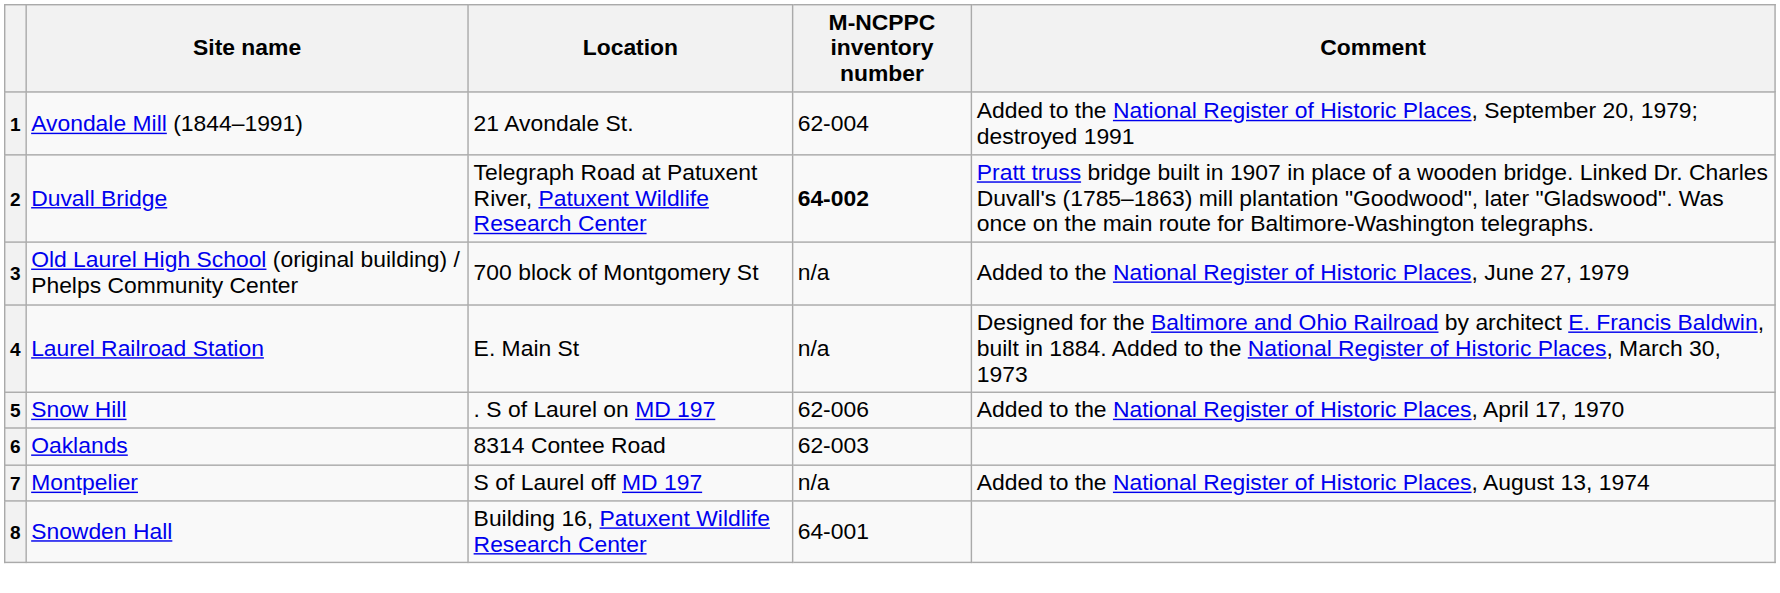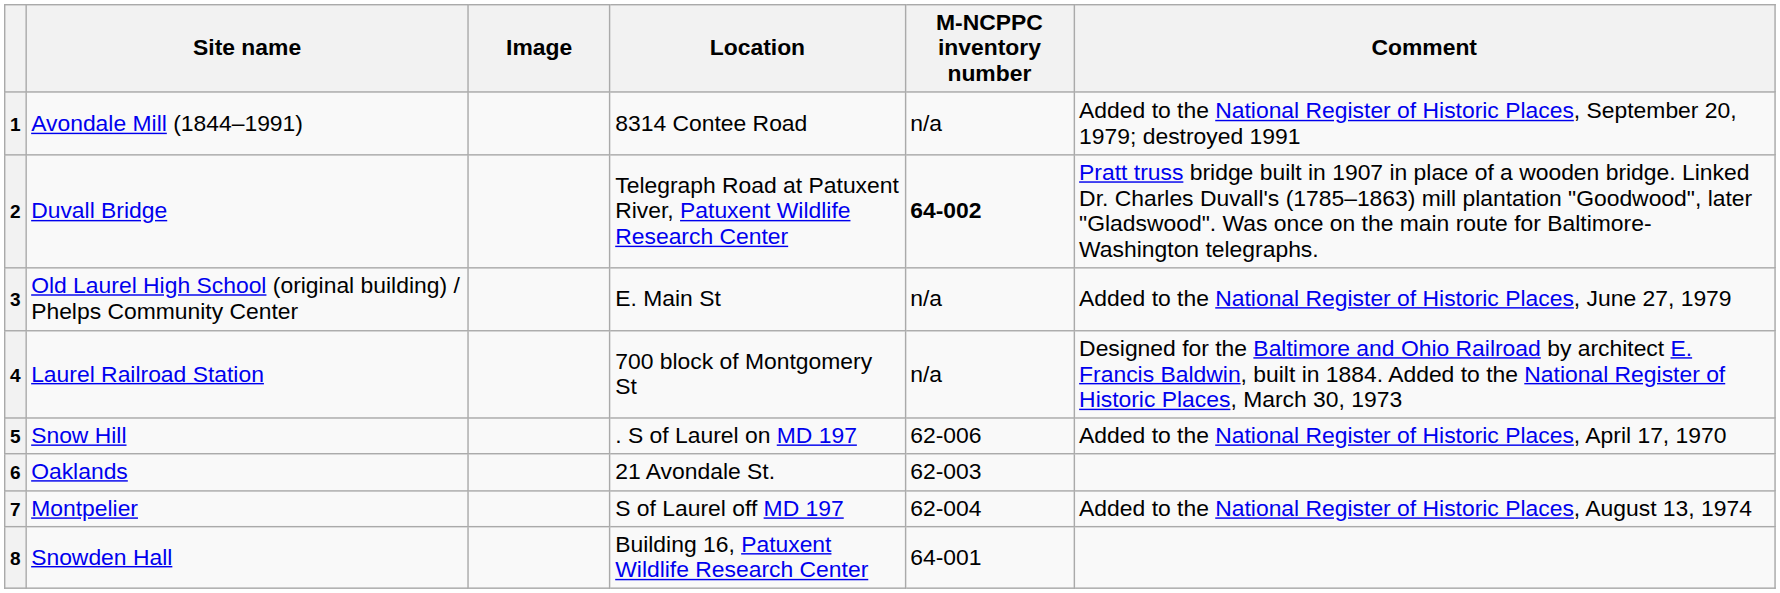+ column: (539, 48)
(554, 123) 21 Avondale St. -> (711, 123) 8314 Contee Road
(833, 123) 62-004 -> (926, 123) n/a
(616, 273) 700 block of Montgomery St -> (668, 298) E. Main St
(526, 347) E. Main St -> (744, 373) 700 block of Montgomery St
(570, 446) 8314 Contee Road -> (695, 472) 21 Avondale St.
(814, 482) n/a -> (946, 508) 62-004
